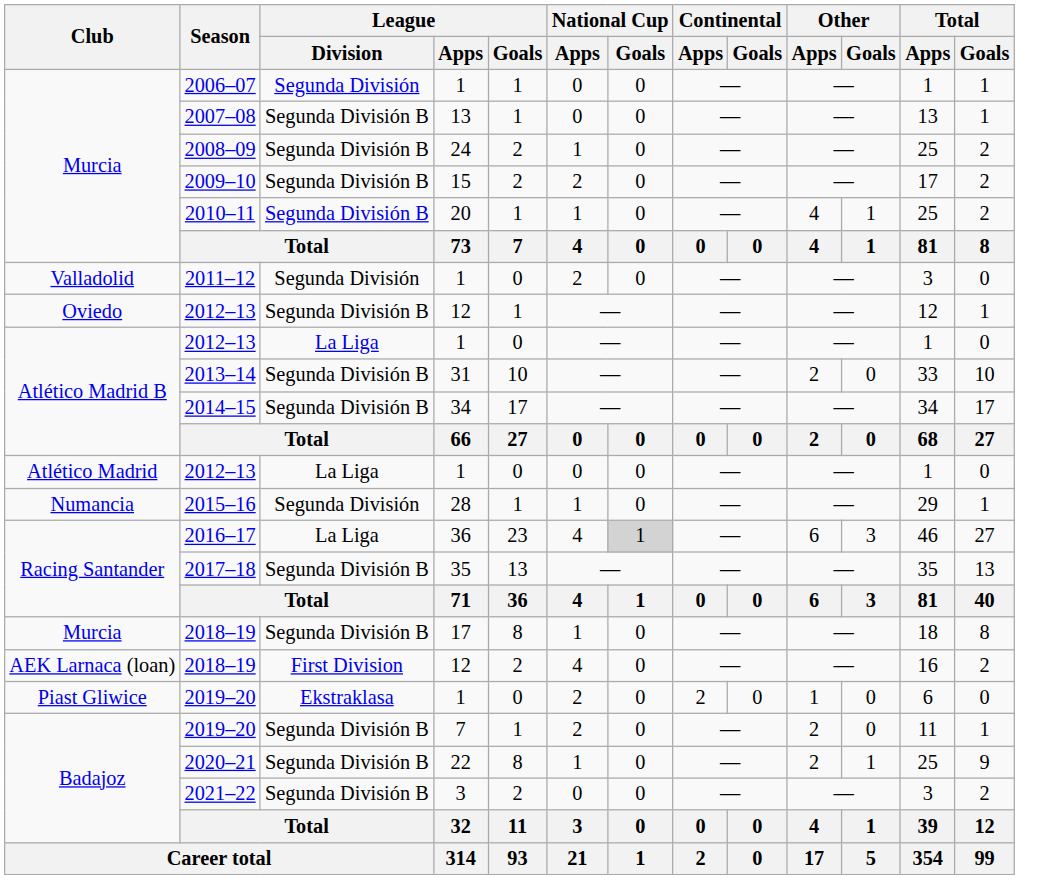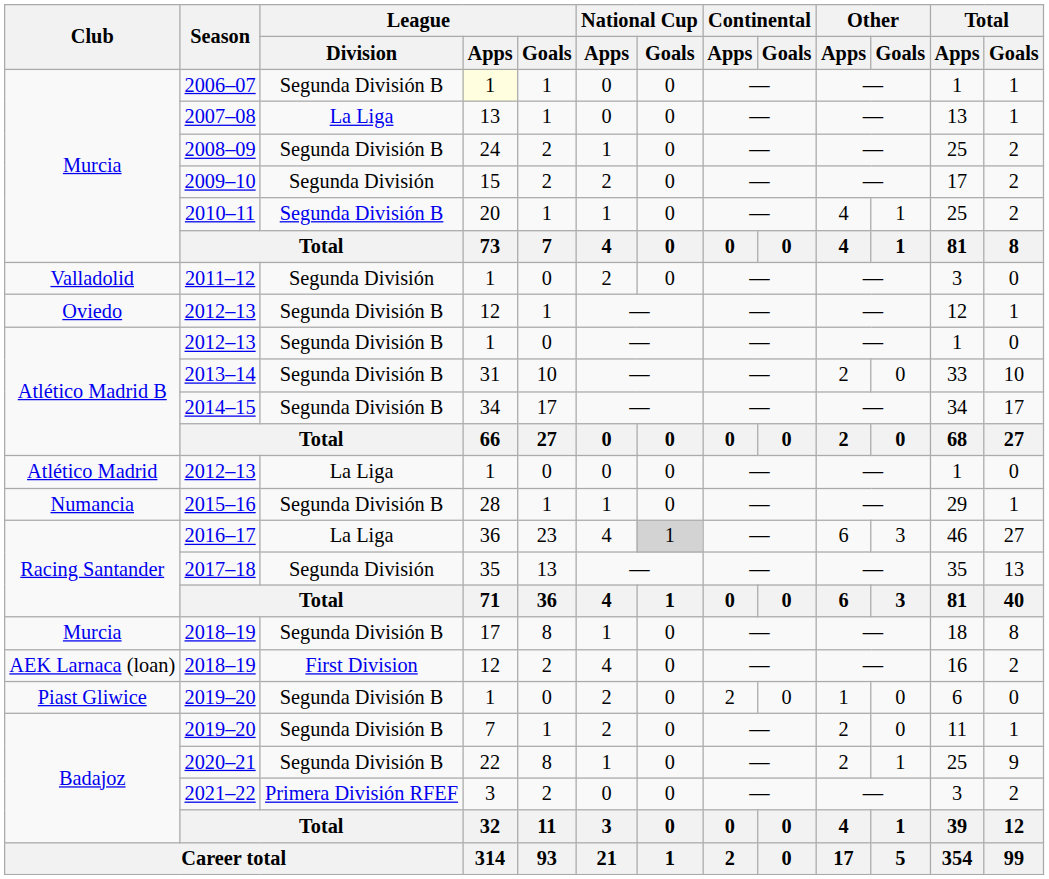(347, 85) Segunda División -> (362, 85) Segunda División B
(461, 85) no background -> (490, 85) lightyellow background
(347, 117) Segunda División B -> (362, 117) La Liga
(347, 181) Segunda División B -> (362, 181) Segunda División
(347, 342) La Liga -> (362, 342) Segunda División B
(347, 504) Segunda División -> (362, 504) Segunda División B
(347, 568) Segunda División B -> (362, 568) Segunda División
(347, 697) Ekstraklasa -> (362, 697) Segunda División B
(347, 794) Segunda División B -> (362, 794) Primera División RFEF
